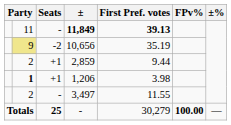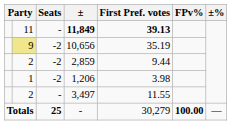(56, 62) +1 -> (57, 62) -2
(31, 78) bold -> (31, 78) normal
(56, 78) +1 -> (57, 78) -2
